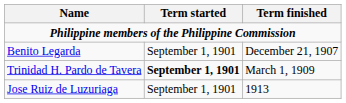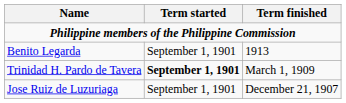(292, 51) December 21, 1907 -> (257, 51) 1913
(257, 88) 1913 -> (292, 88) December 21, 1907
